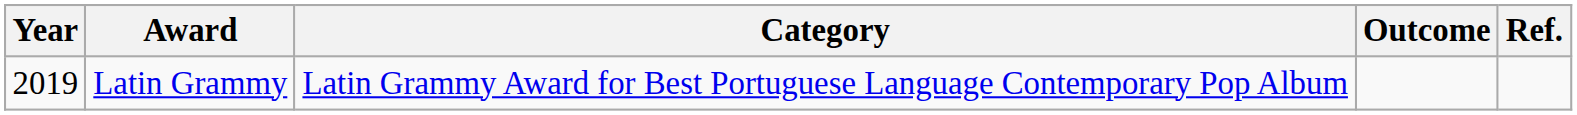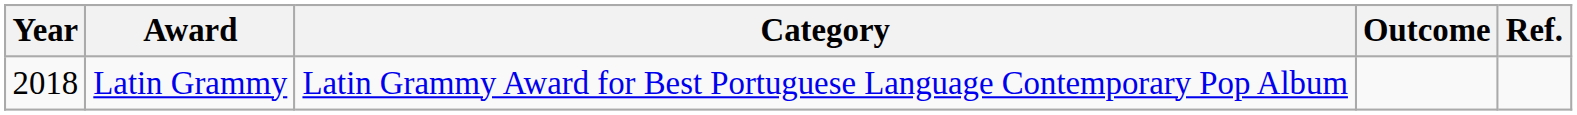(45, 82) 2019 -> (45, 82) 2018
